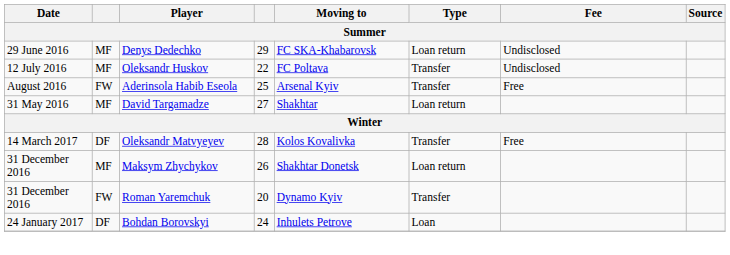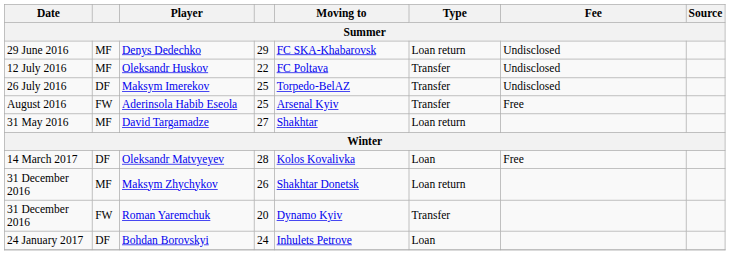+ row: (166, 86)
(431, 141) Transfer -> (423, 159) Loan
